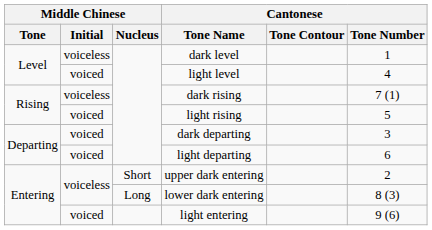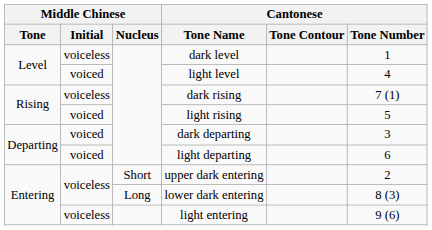(87, 214) voiced -> (87, 214) voiceless
